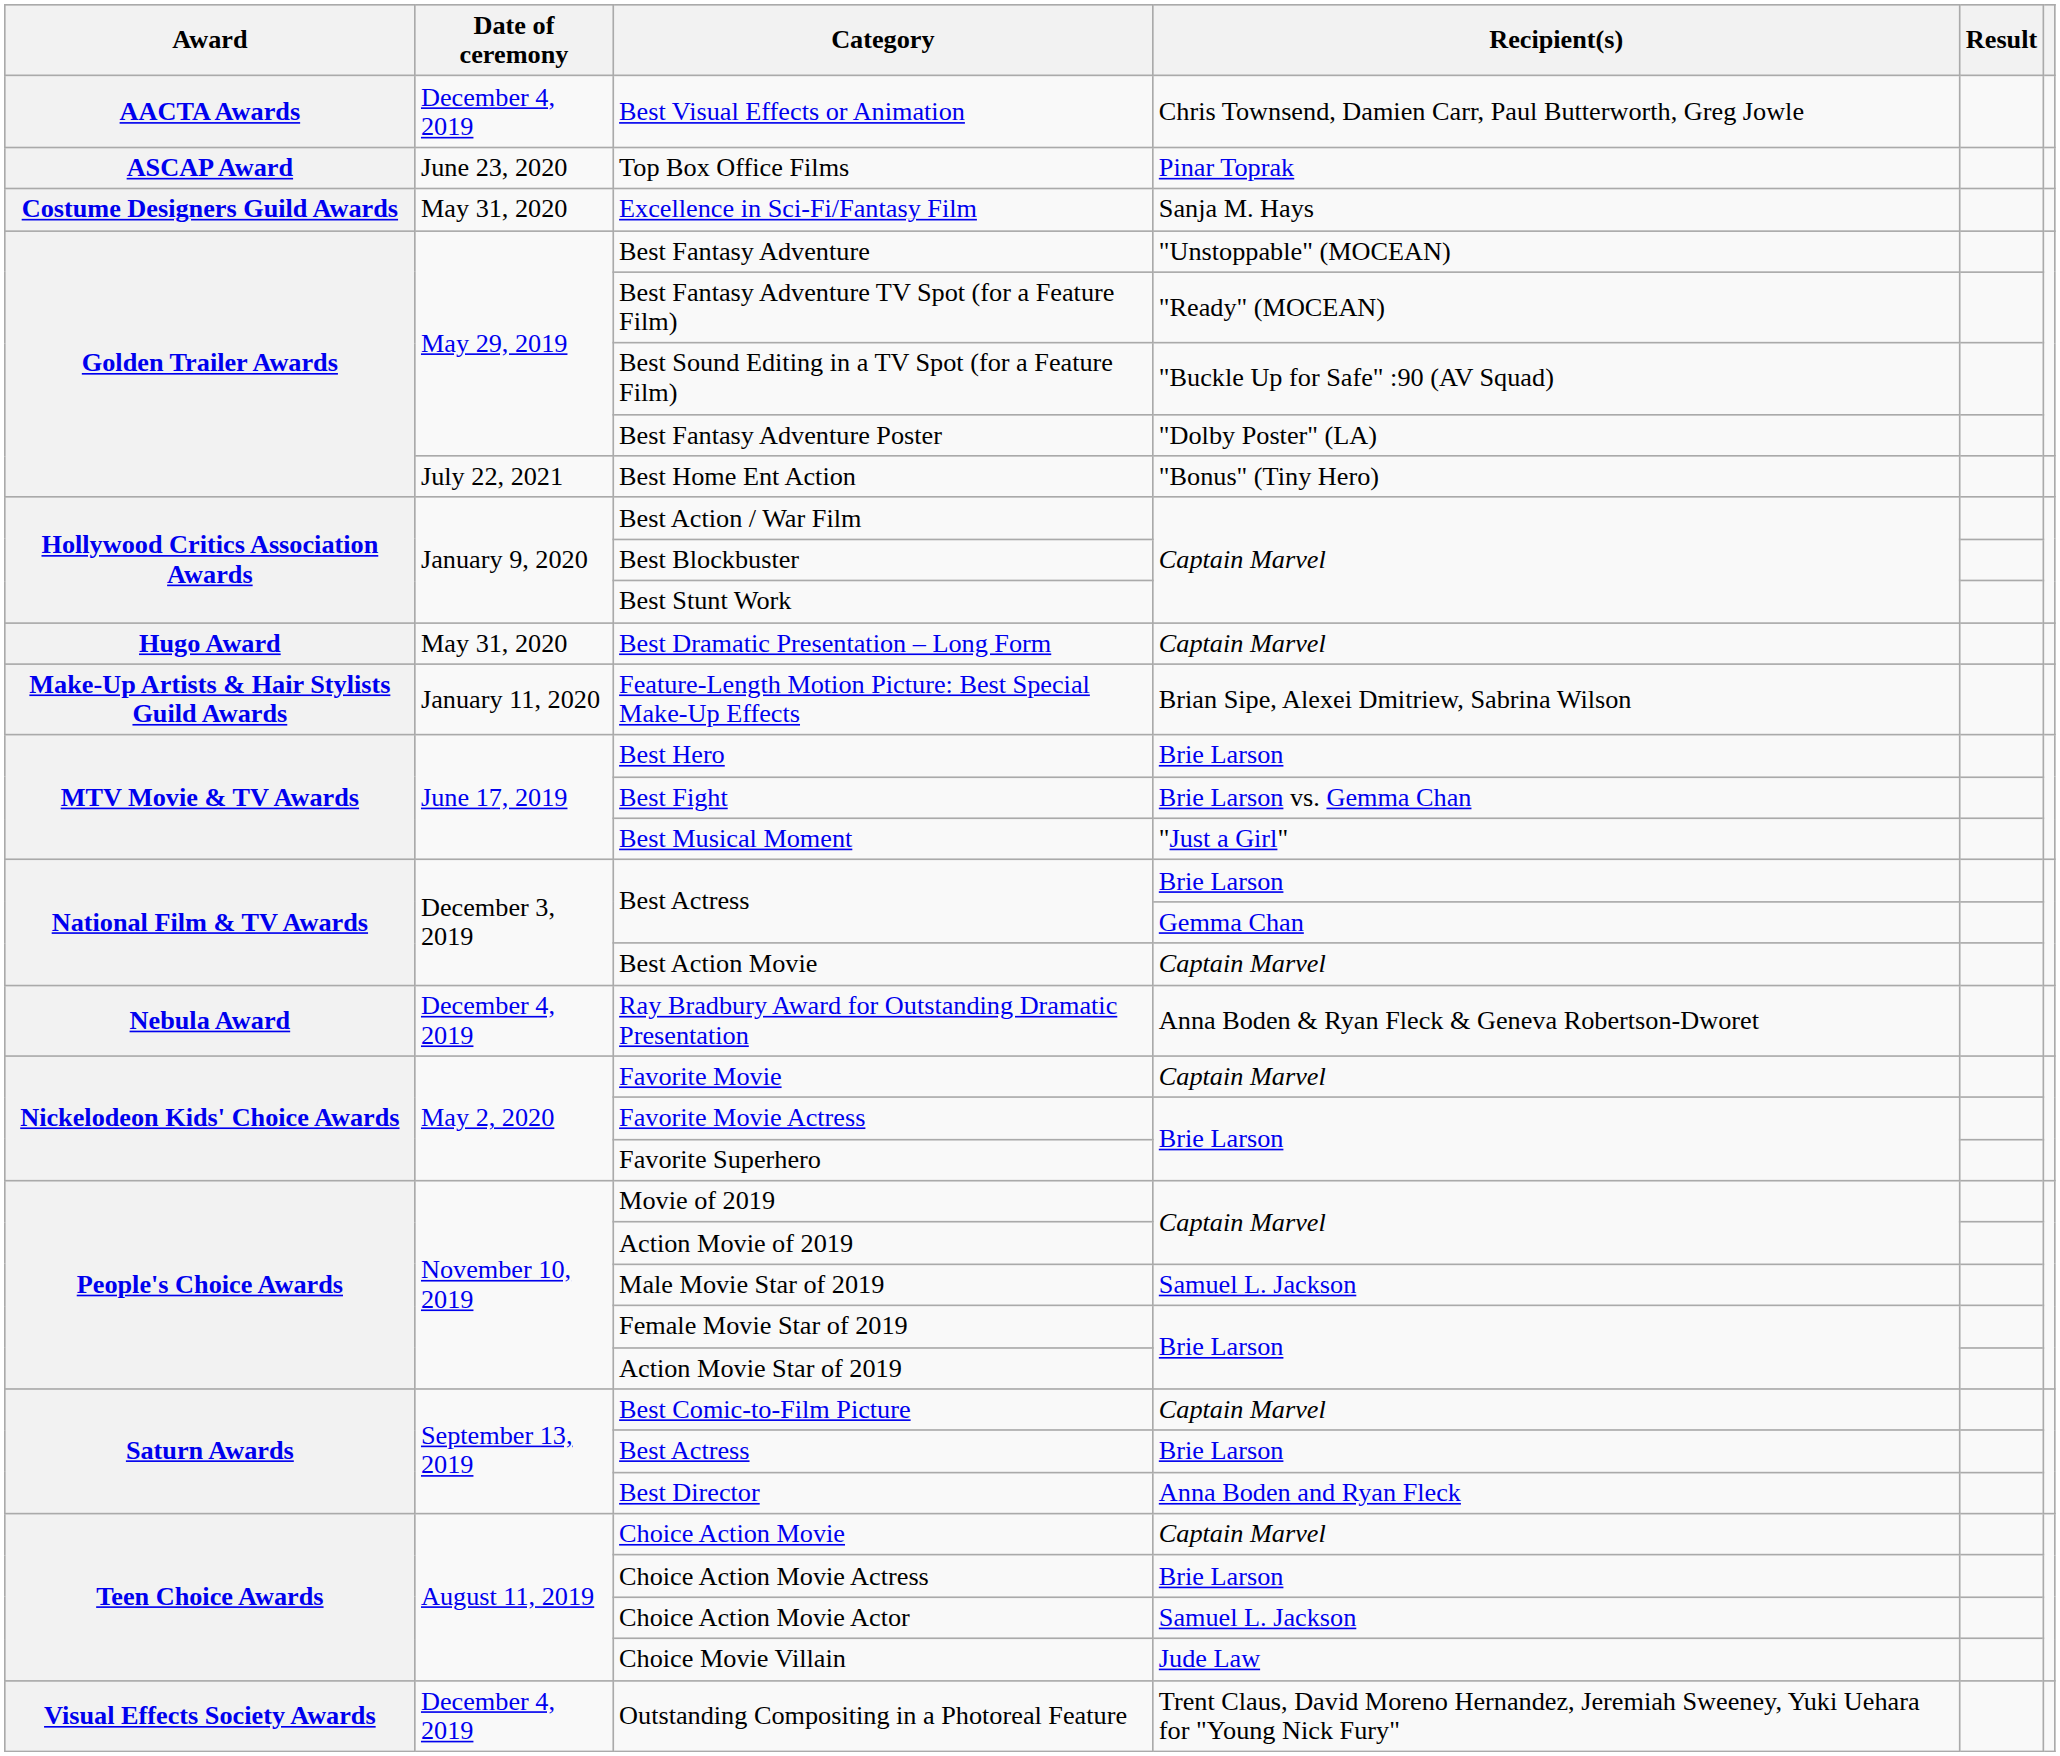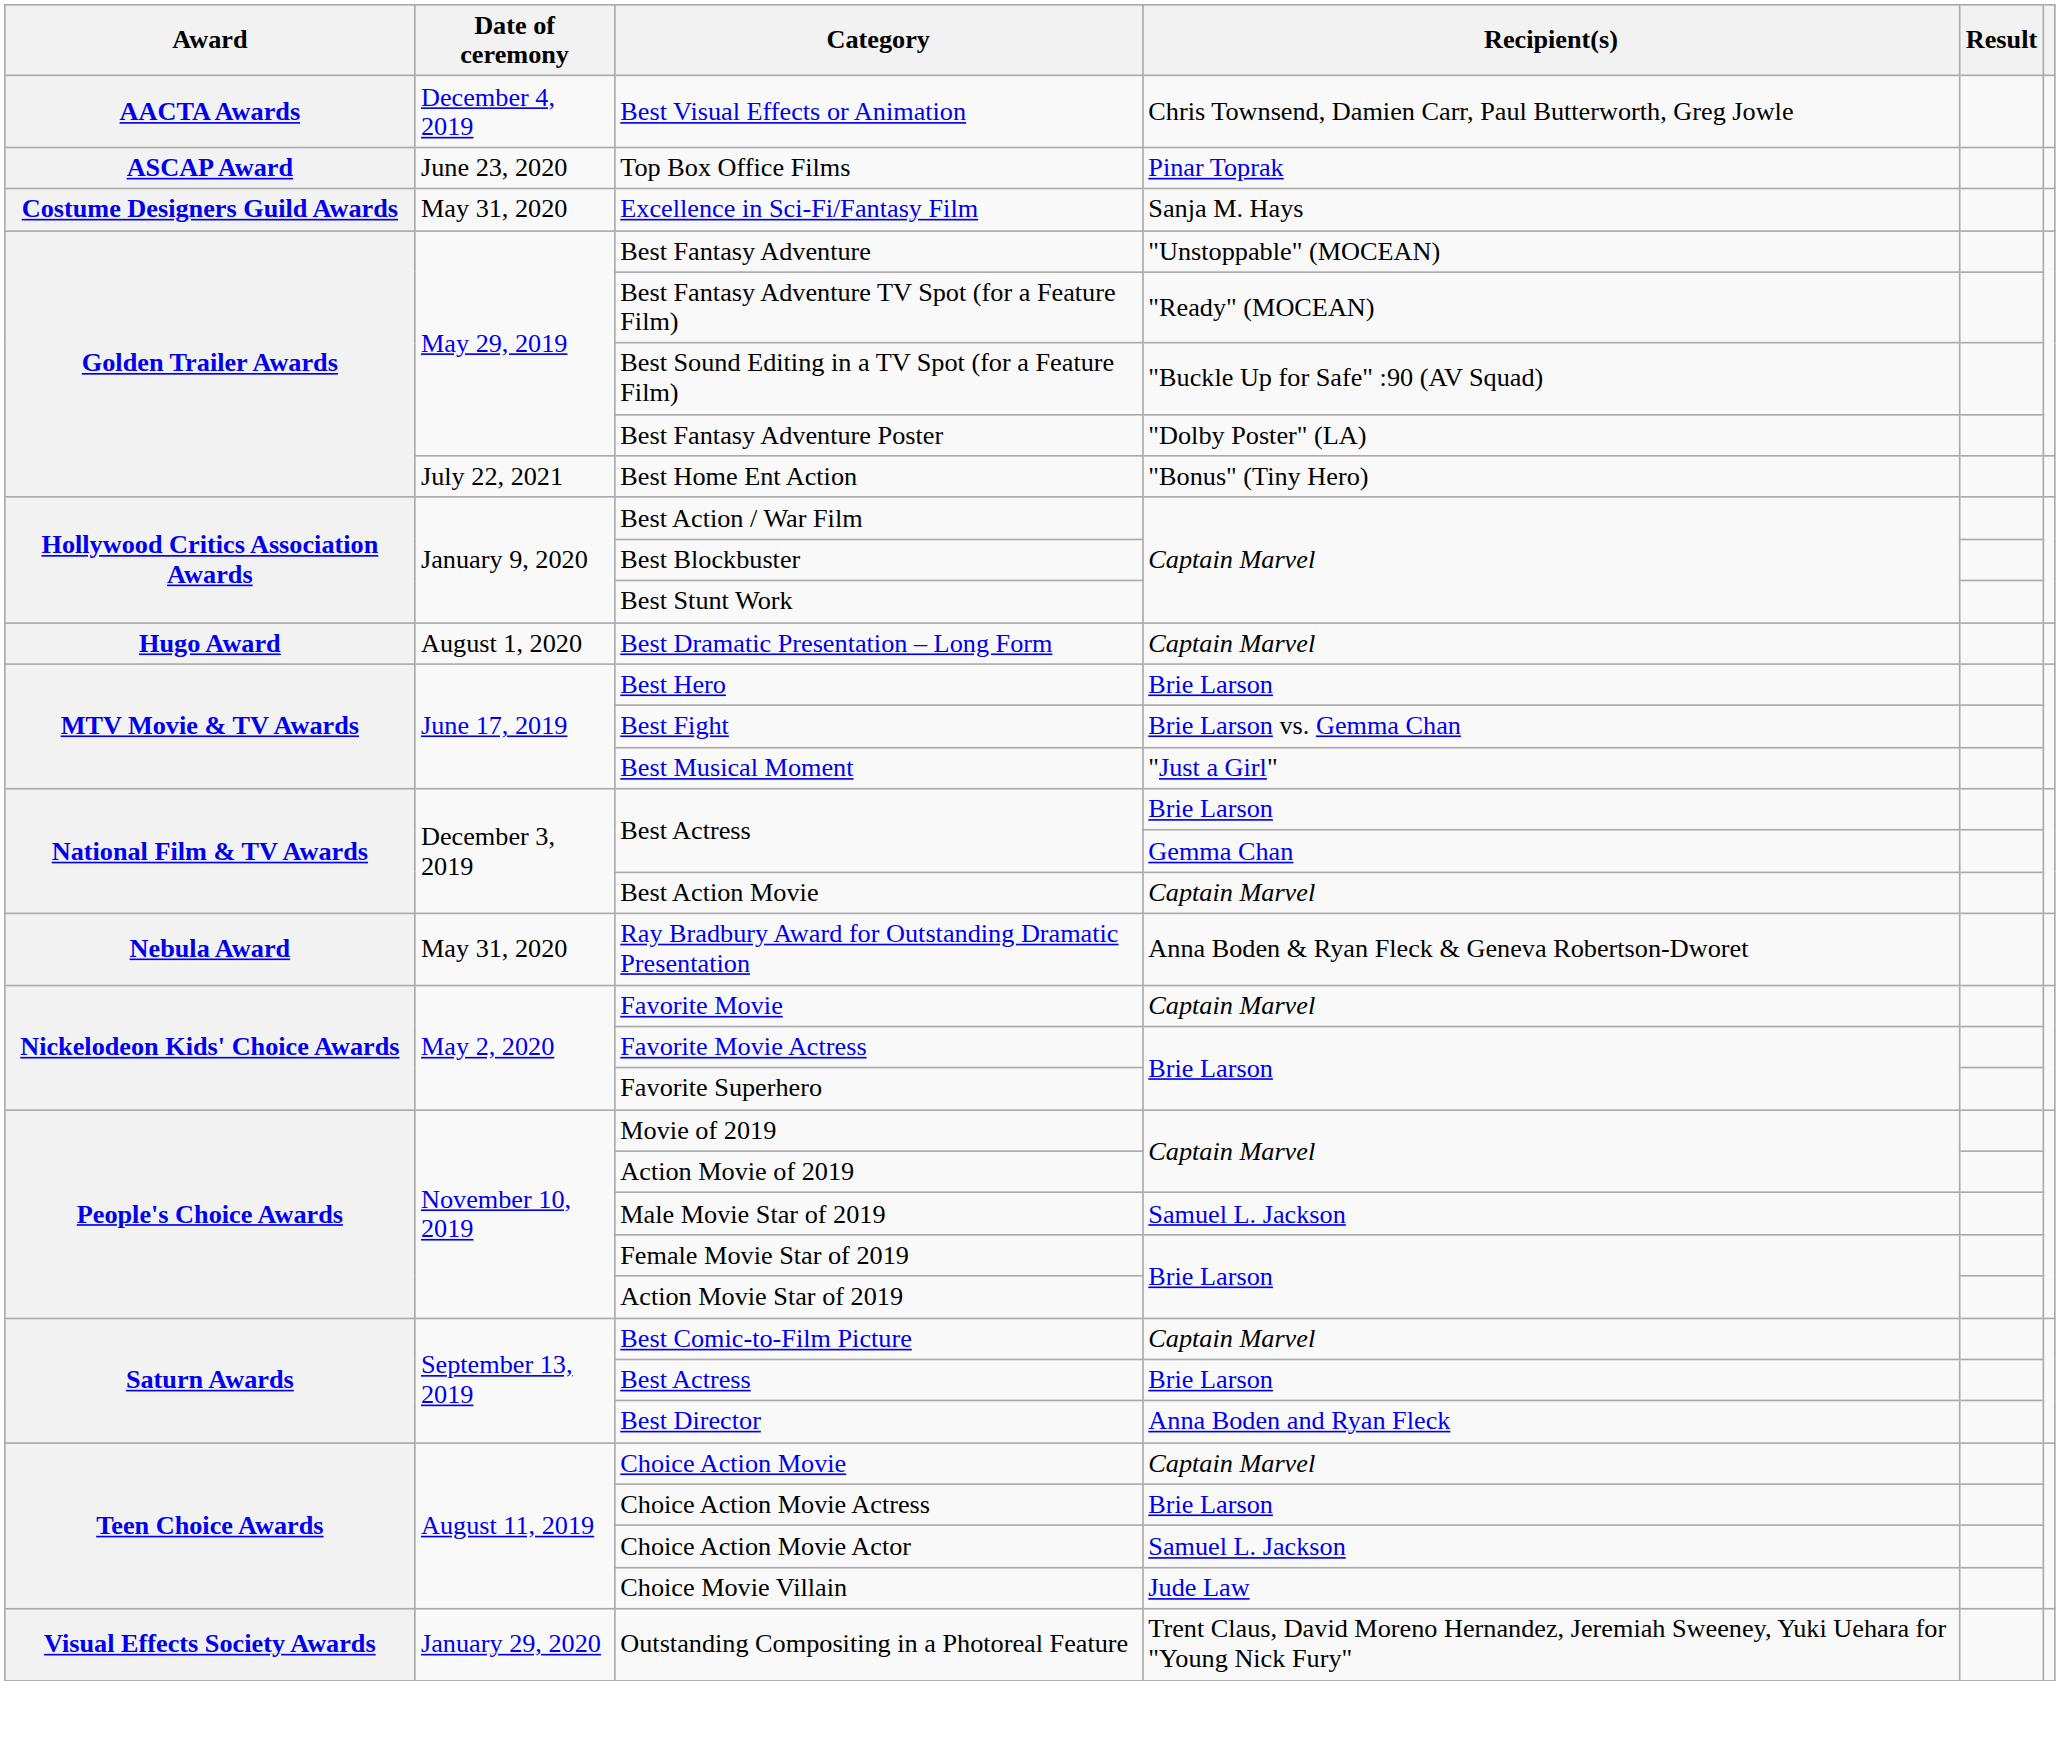(494, 642) May 31, 2020 -> (502, 642) August 1, 2020
- row: (854, 699)
(488, 1019) December 4, 2019 -> (494, 948) May 31, 2020
(488, 1715) December 4, 2019 -> (511, 1644) January 29, 2020
